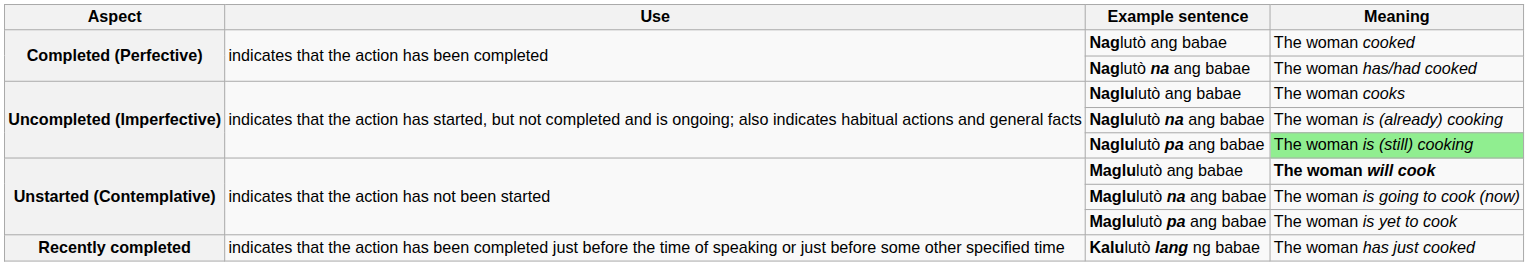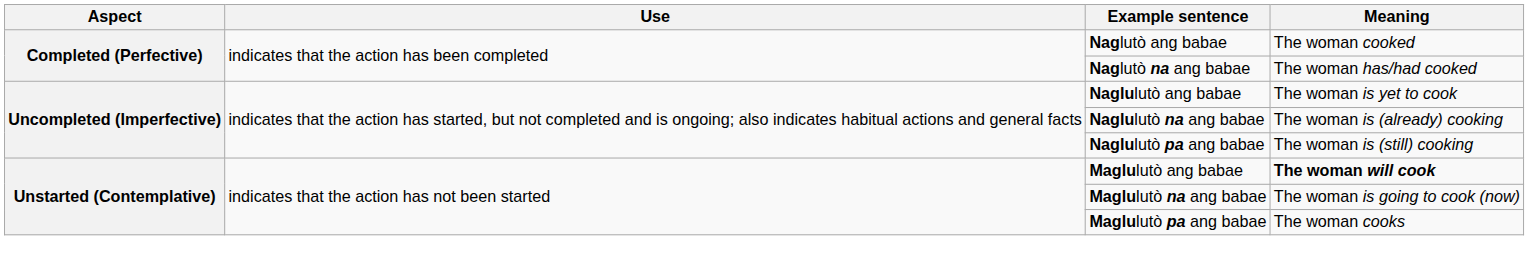(1339, 94) The woman cooks -> (1365, 94) The woman is yet to cook
(1374, 145) lightgreen background -> (1374, 145) no background
(1365, 222) The woman is yet to cook -> (1339, 222) The woman cooks
- row: (1175, 247)
